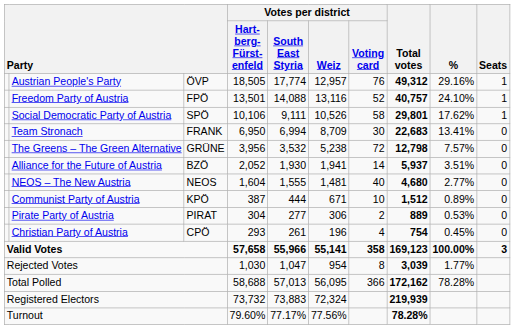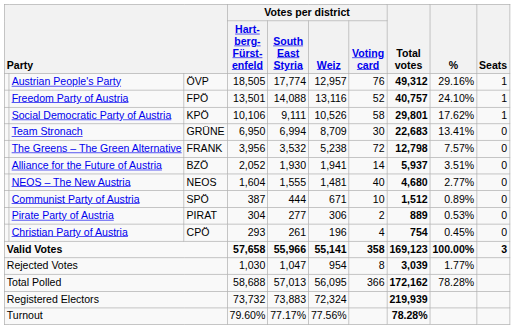(198, 115) SPÖ -> (198, 115) KPÖ
(204, 132) FRANK -> (206, 132) GRÜNE
(206, 148) GRÜNE -> (204, 148) FRANK
(198, 199) KPÖ -> (198, 199) SPÖ
